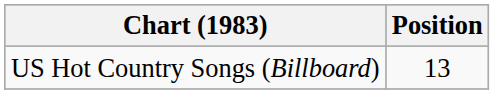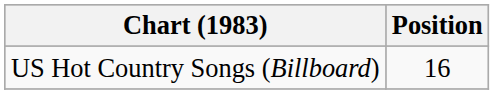(437, 67) 13 -> (437, 67) 16
